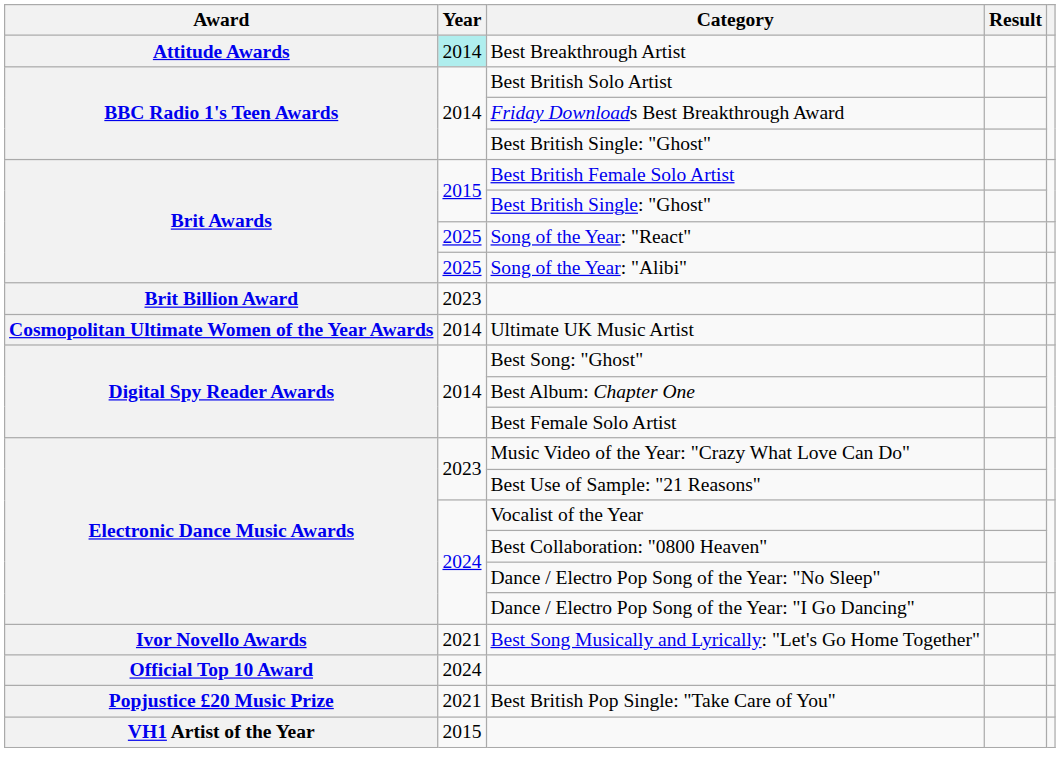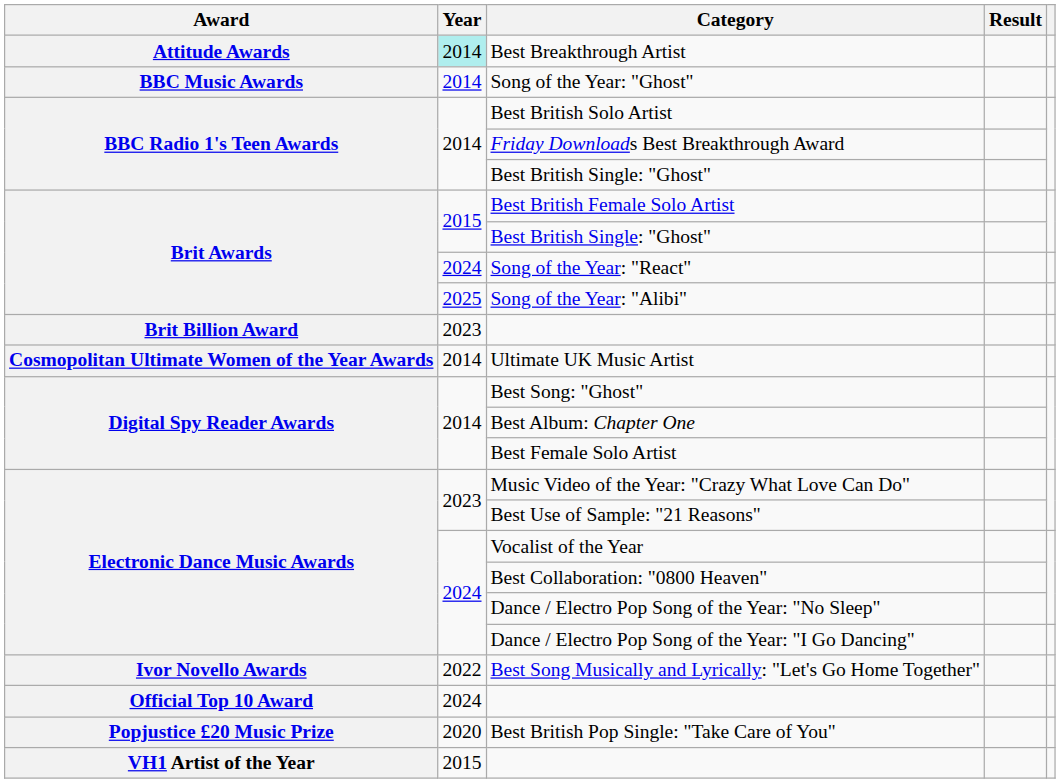+ row: (221, 81)
(462, 236) 2025 -> (462, 267) 2024
(462, 639) 2021 -> (462, 670) 2022
(462, 701) 2021 -> (462, 732) 2020
